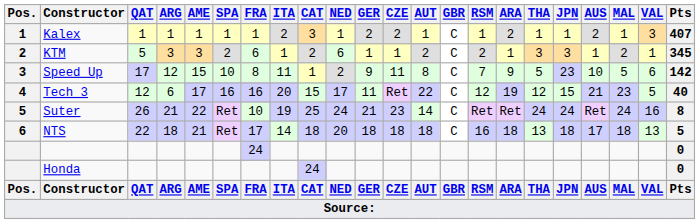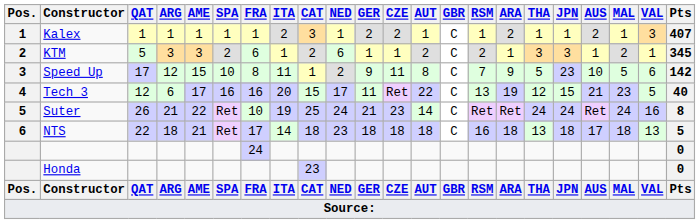(482, 92) 12 -> (482, 92) 13
(341, 131) 20 -> (341, 131) 23
(312, 170) 24 -> (312, 170) 23
